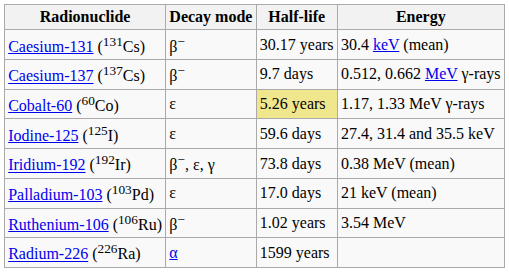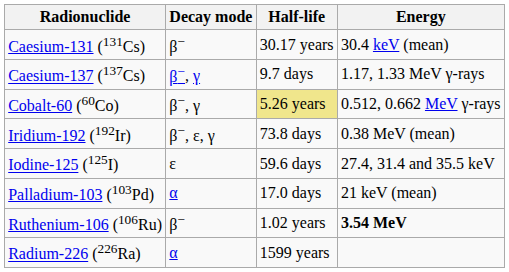(177, 74) β− -> (185, 74) β−, γ
(421, 74) 0.512, 0.662 MeV γ-rays -> (413, 74) 1.17, 1.33 MeV γ-rays
(173, 104) ε -> (185, 104) β−, γ
(413, 104) 1.17, 1.33 MeV γ-rays -> (421, 104) 0.512, 0.662 MeV γ-rays
rows swapped: (70, 163) <-> (63, 133)
(173, 193) ε -> (174, 193) α
(373, 222) normal -> (374, 222) bold
